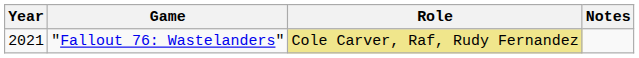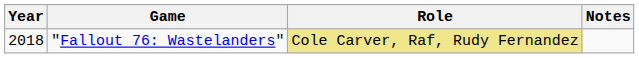(26, 41) 2021 -> (26, 41) 2018
